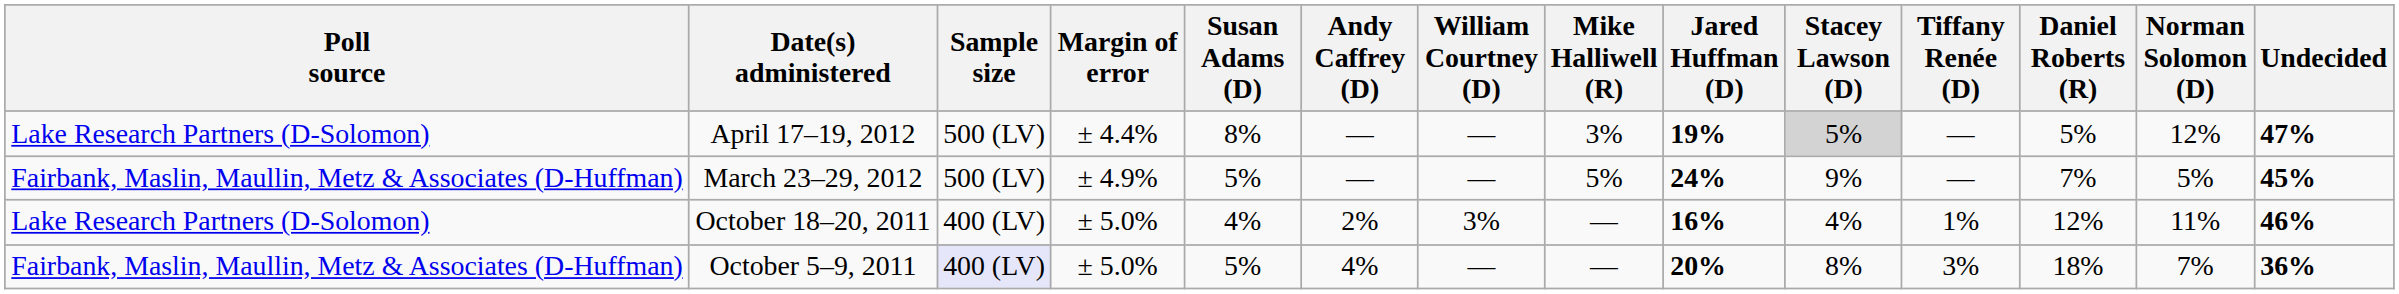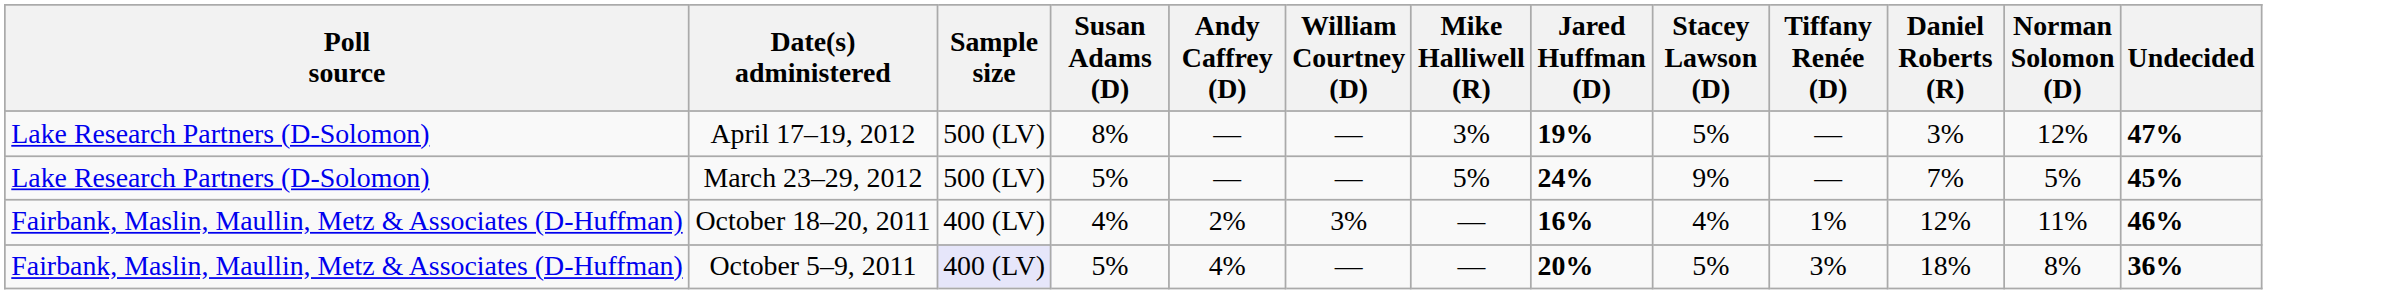- column: (1118, 57)
(1844, 133) lightgrey background -> (1711, 133) no background
(2078, 133) 5% -> (1945, 133) 3%
(347, 177) Fairbank, Maslin, Maullin, Metz & Associates (D-Huffman) -> (220, 177) Lake Research Partners (D-Solomon)
(220, 221) Lake Research Partners (D-Solomon) -> (347, 221) Fairbank, Maslin, Maullin, Metz & Associates (D-Huffman)
(1844, 265) 8% -> (1711, 265) 5%
(2195, 265) 7% -> (2063, 265) 8%
